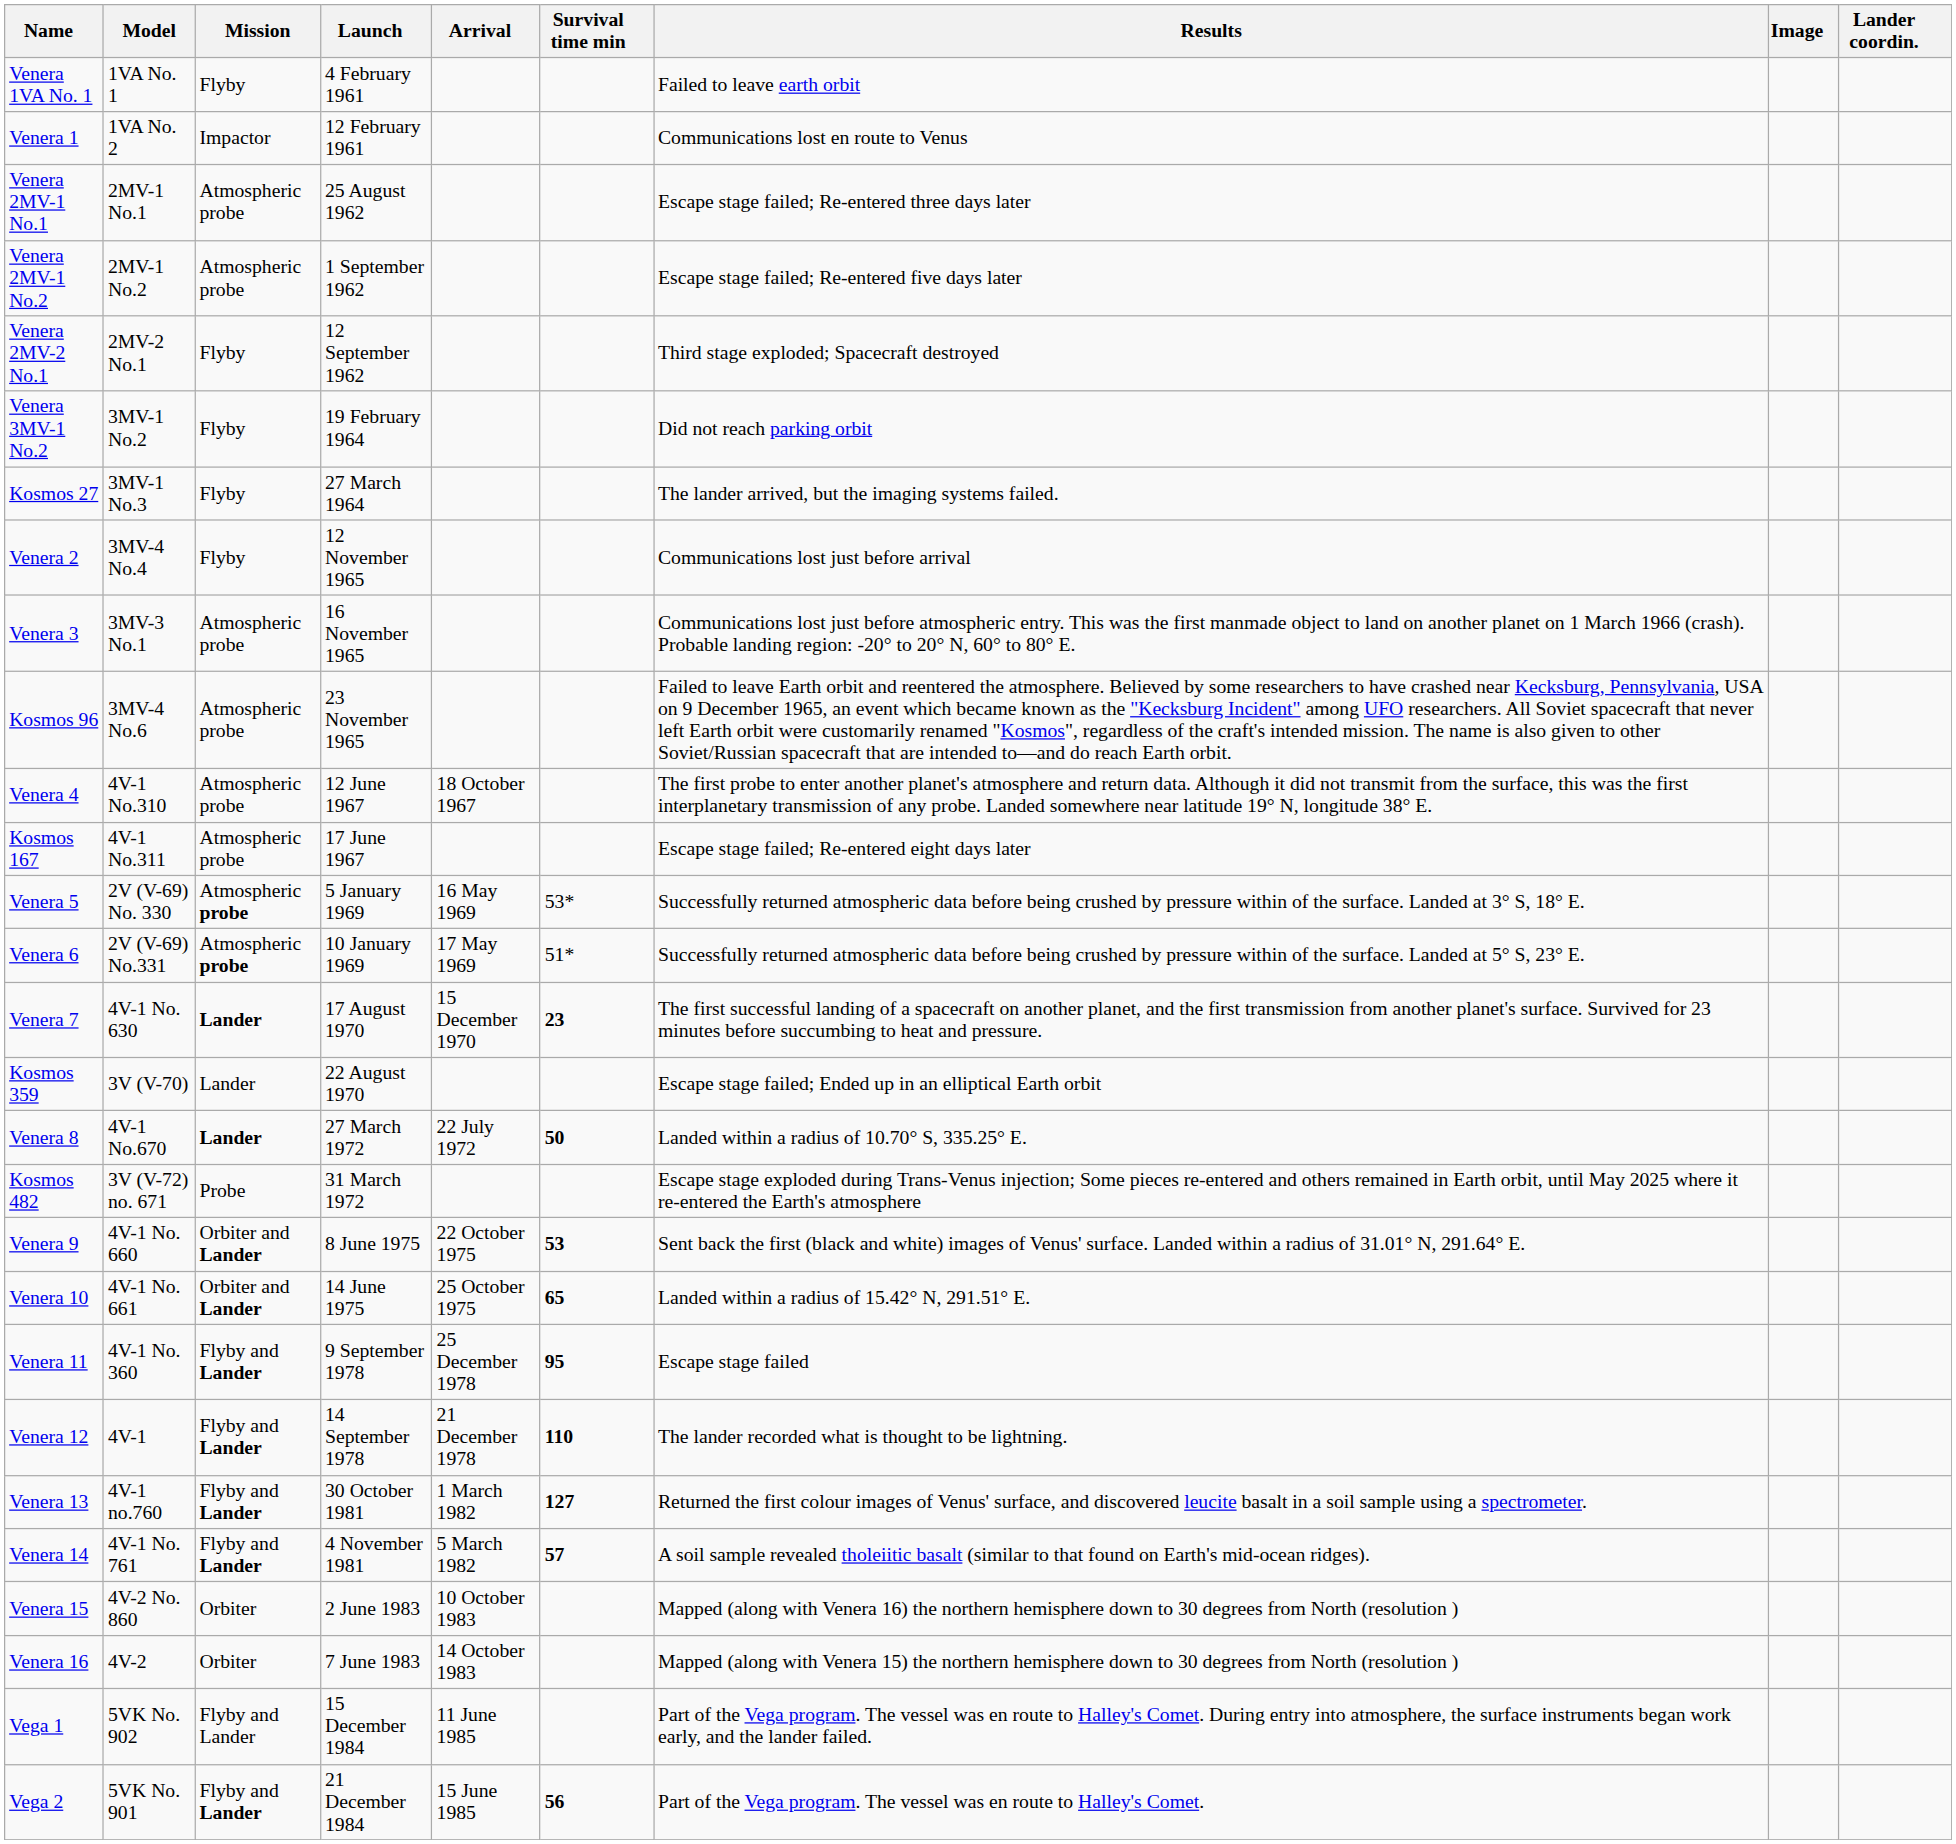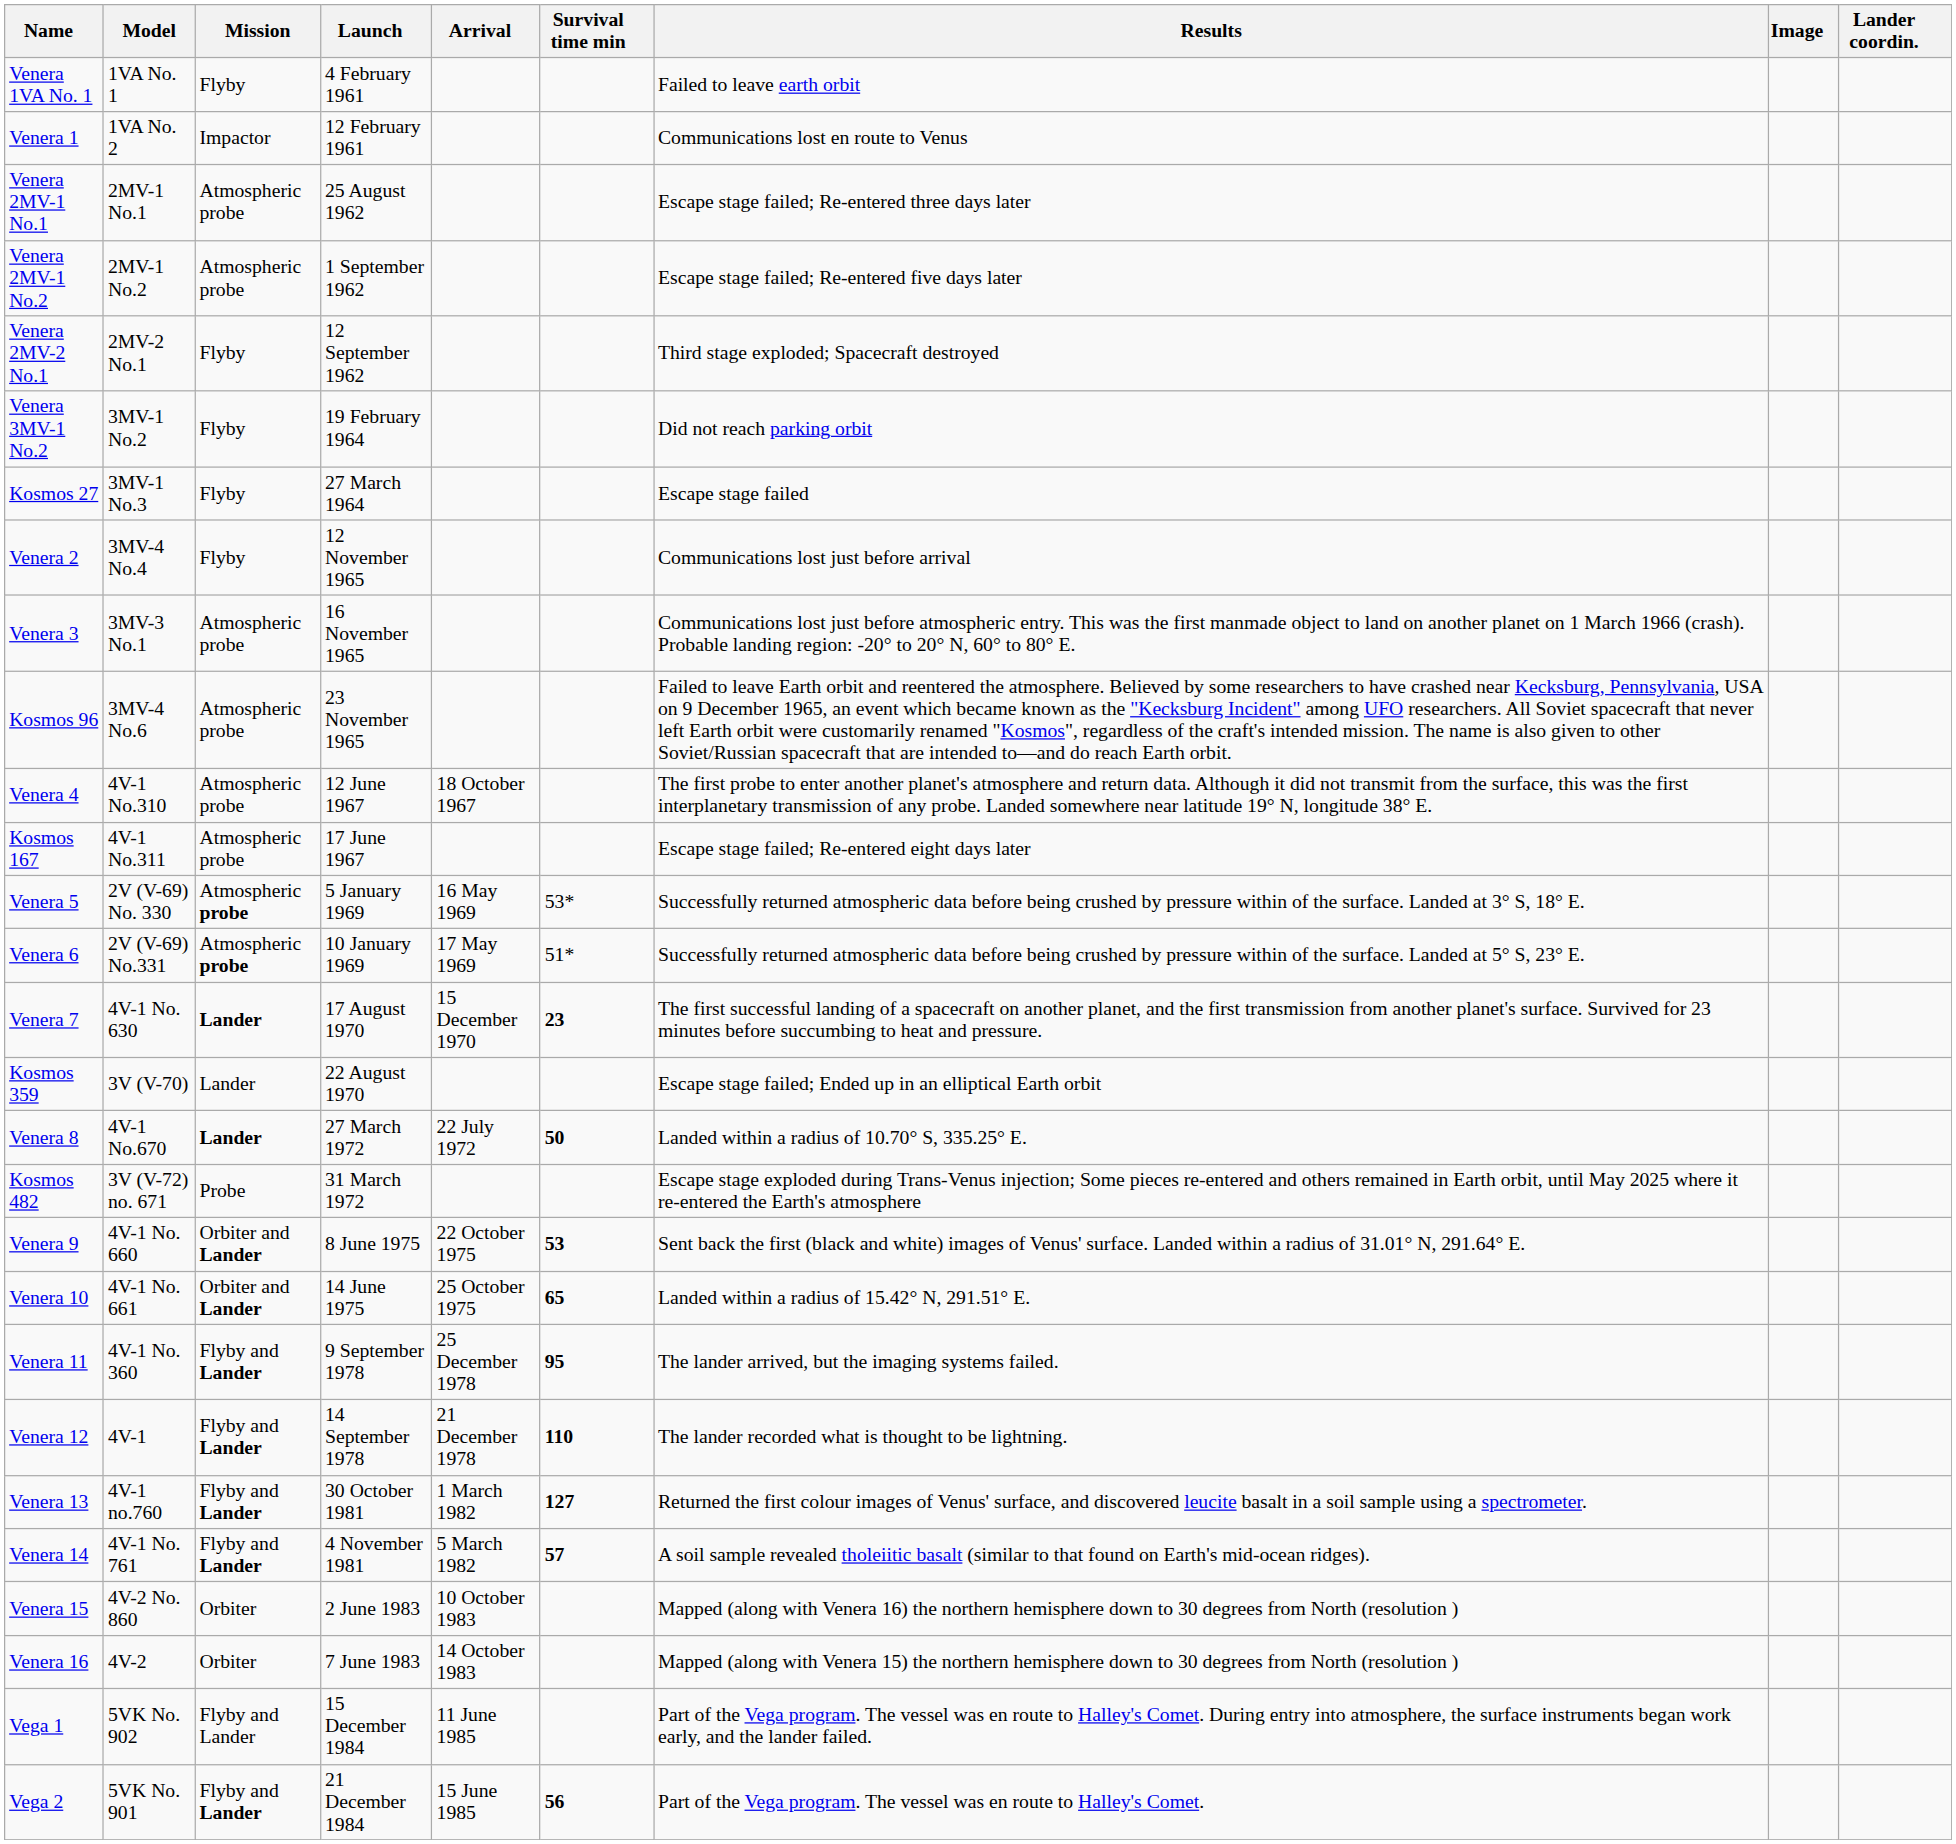(858, 493) The lander arrived, but the imaging systems failed. -> (733, 493) Escape stage failed
(733, 1361) Escape stage failed -> (858, 1361) The lander arrived, but the imaging systems failed.
